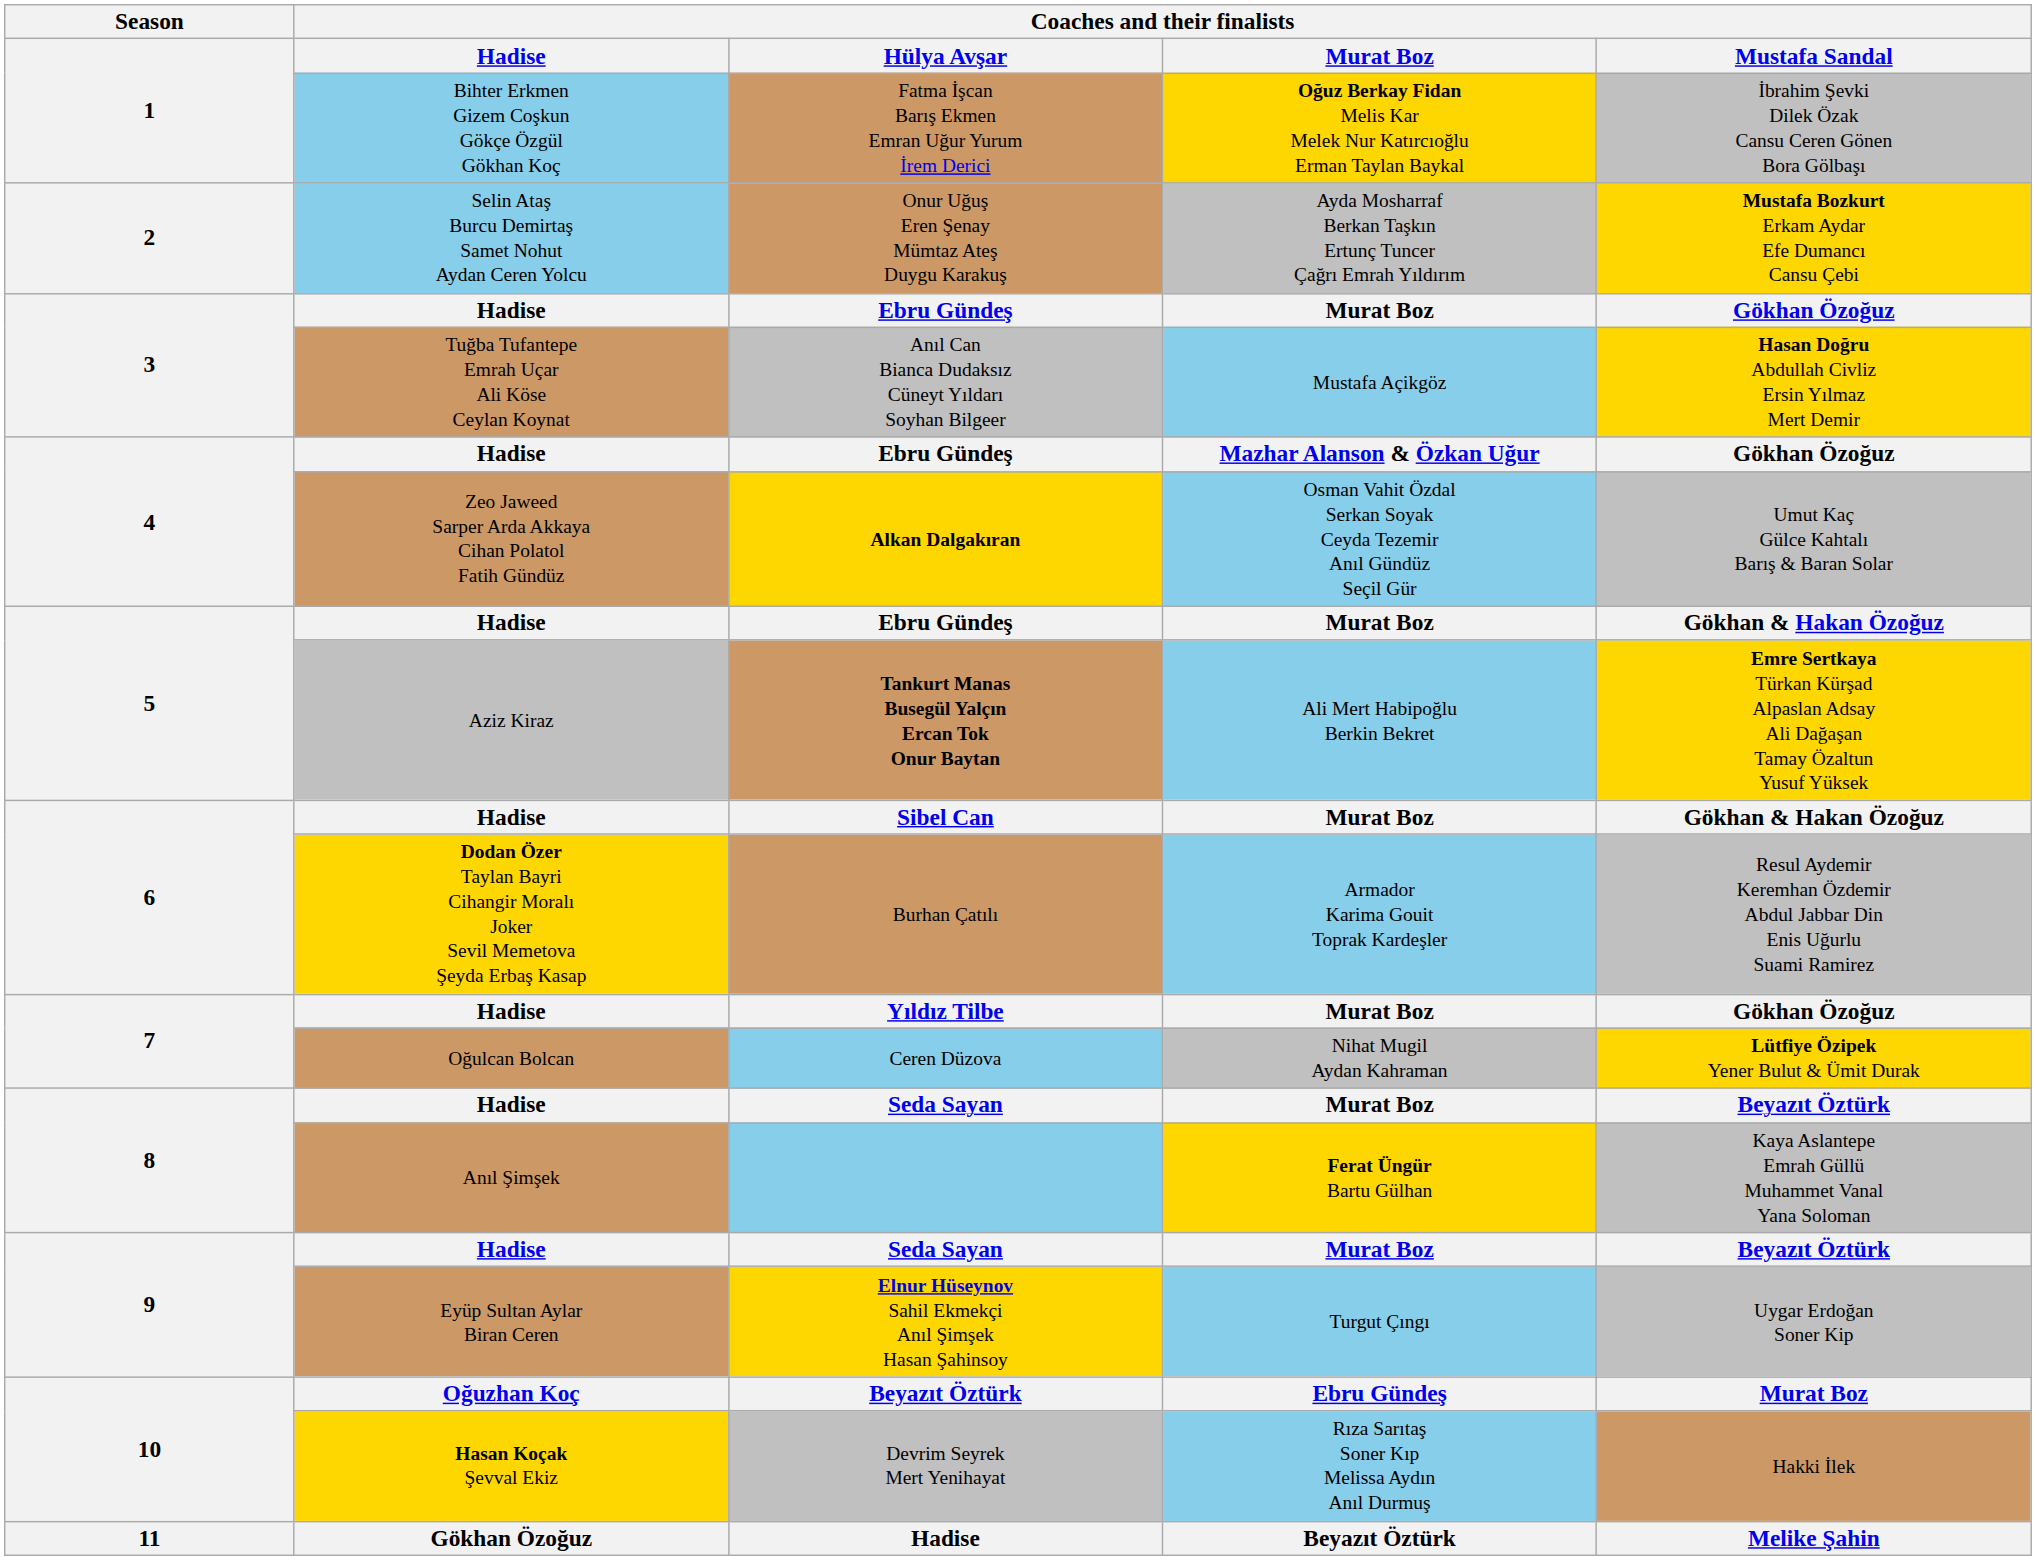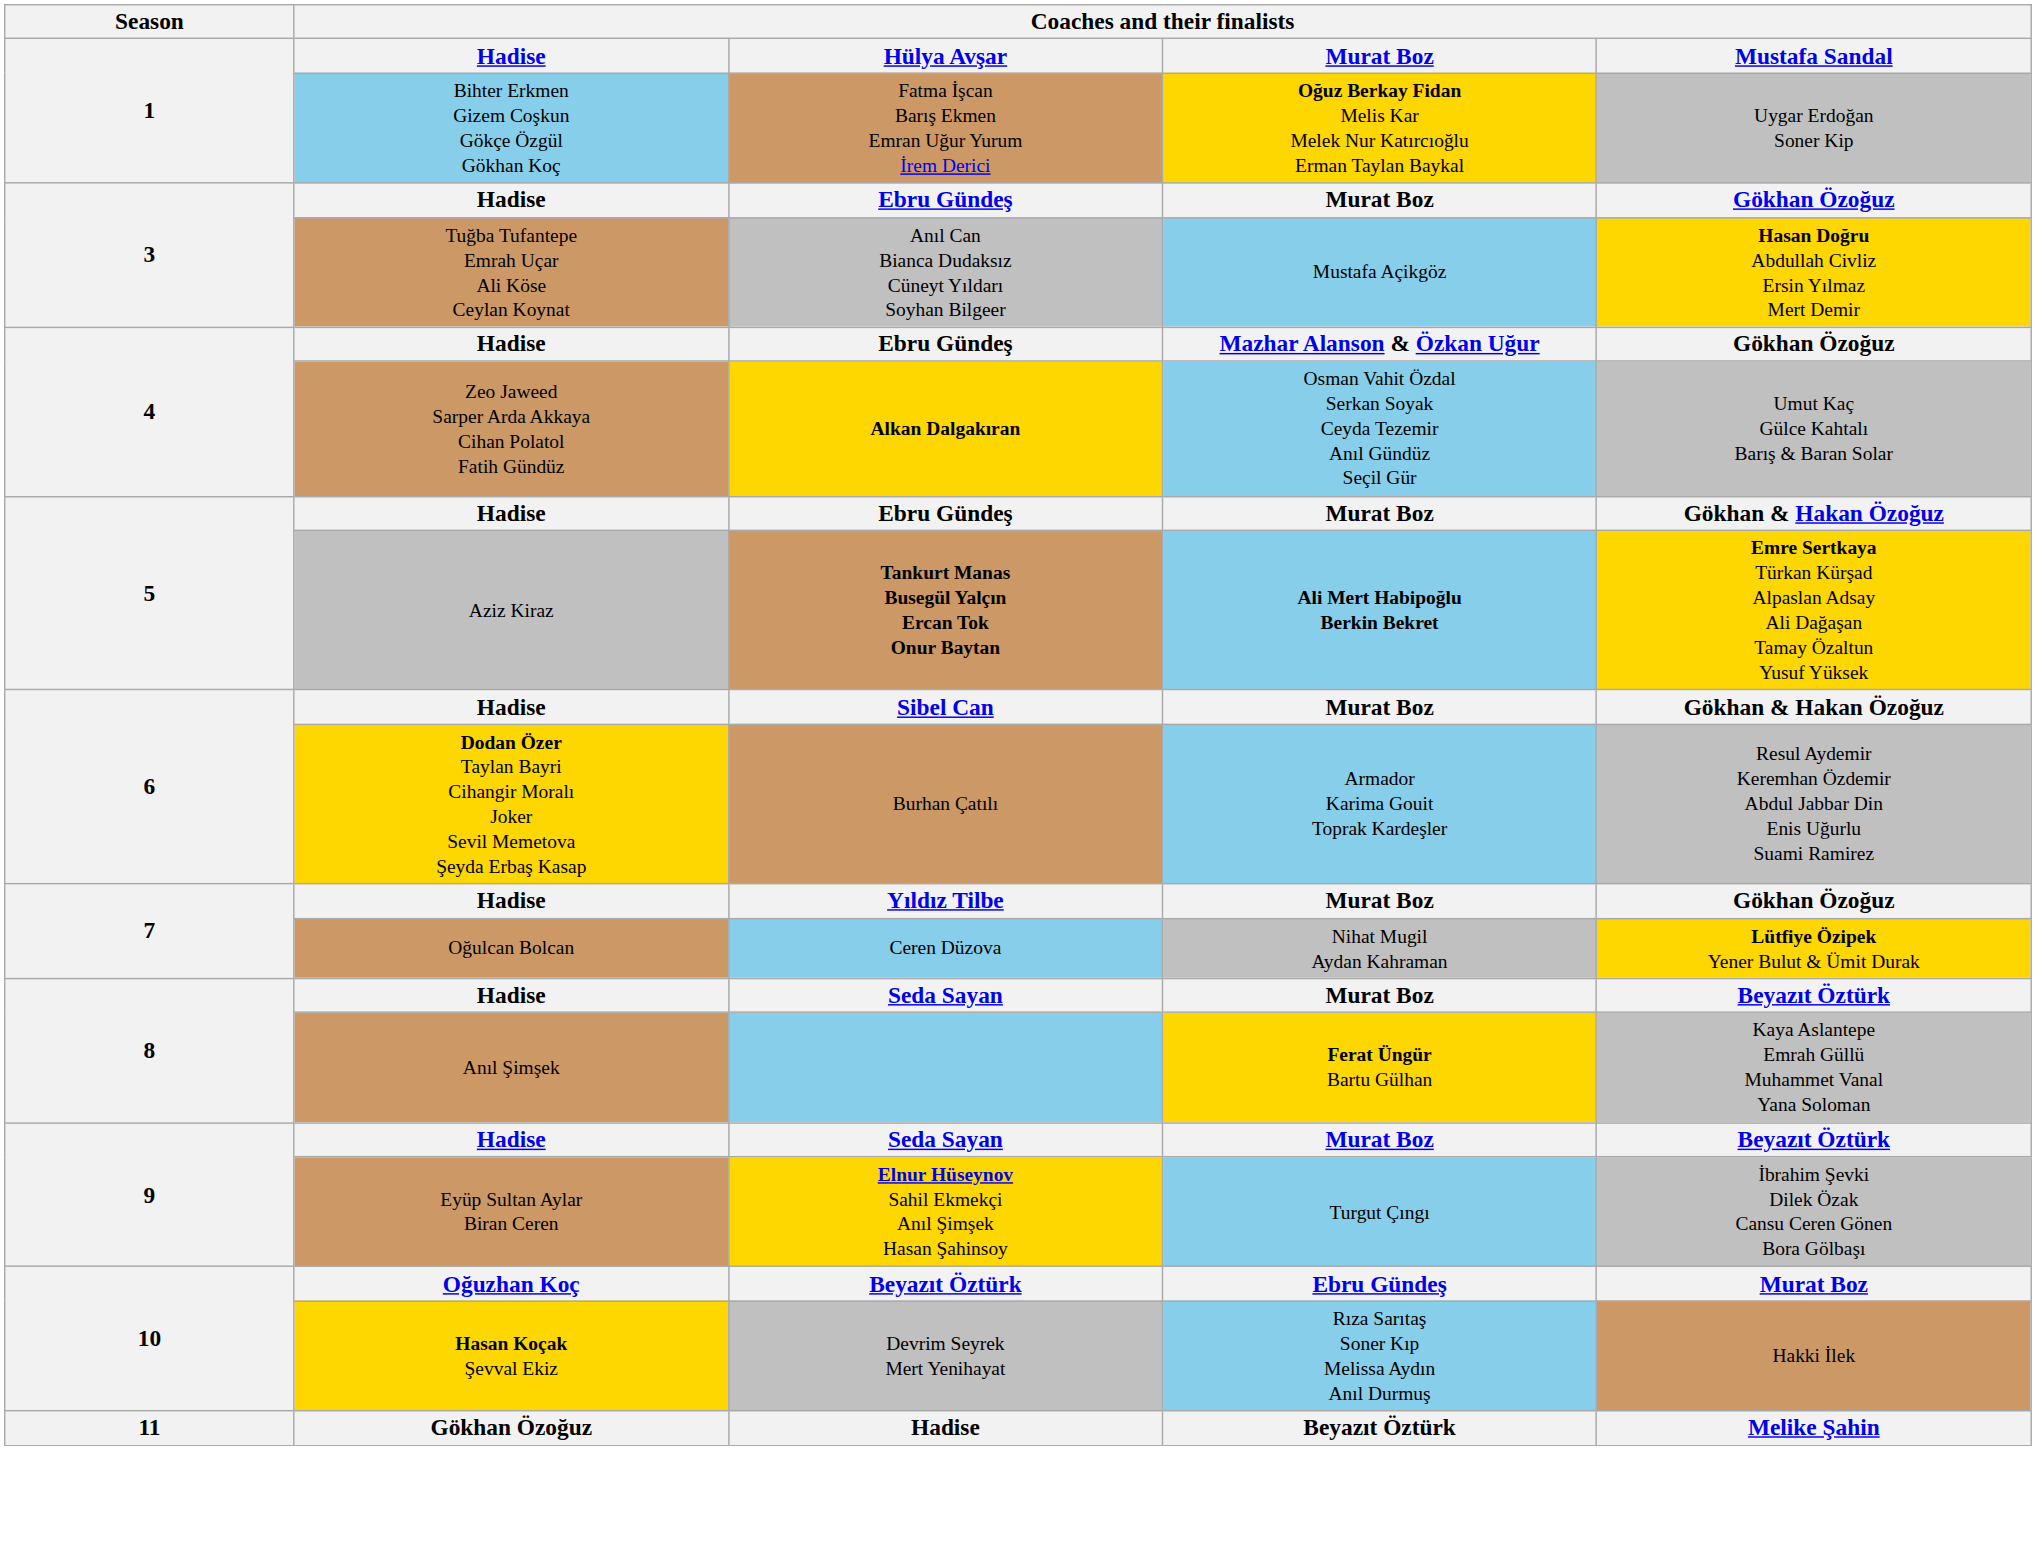(1814, 128) İbrahim Şevki Dilek Özak Cansu Ceren Gönen Bora Gölbaşı -> (1814, 128) Uygar Erdoğan Soner Kip
- row: (511, 238)
(1380, 720) normal -> (1380, 609) bold
(1814, 1322) Uygar Erdoğan Soner Kip -> (1814, 1212) İbrahim Şevki Dilek Özak Cansu Ceren Gönen Bora Gölbaşı
